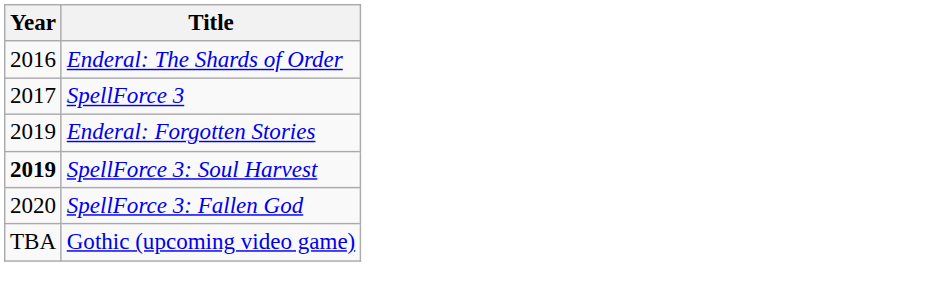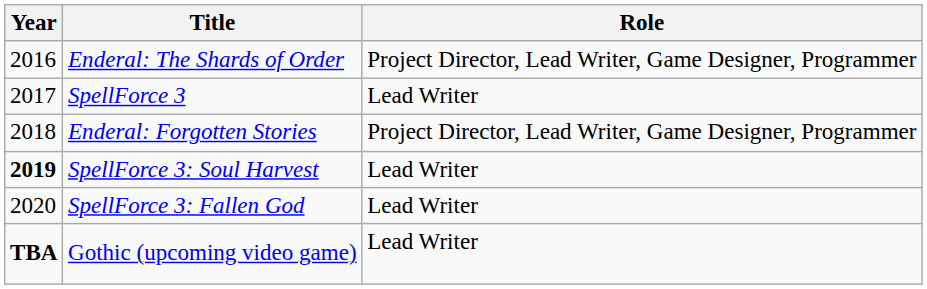+ column: (642, 22)
(33, 132) 2019 -> (33, 132) 2018
(33, 242) normal -> (34, 253) bold
